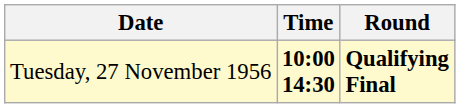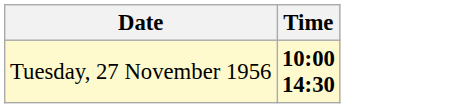- column: (397, 22)
